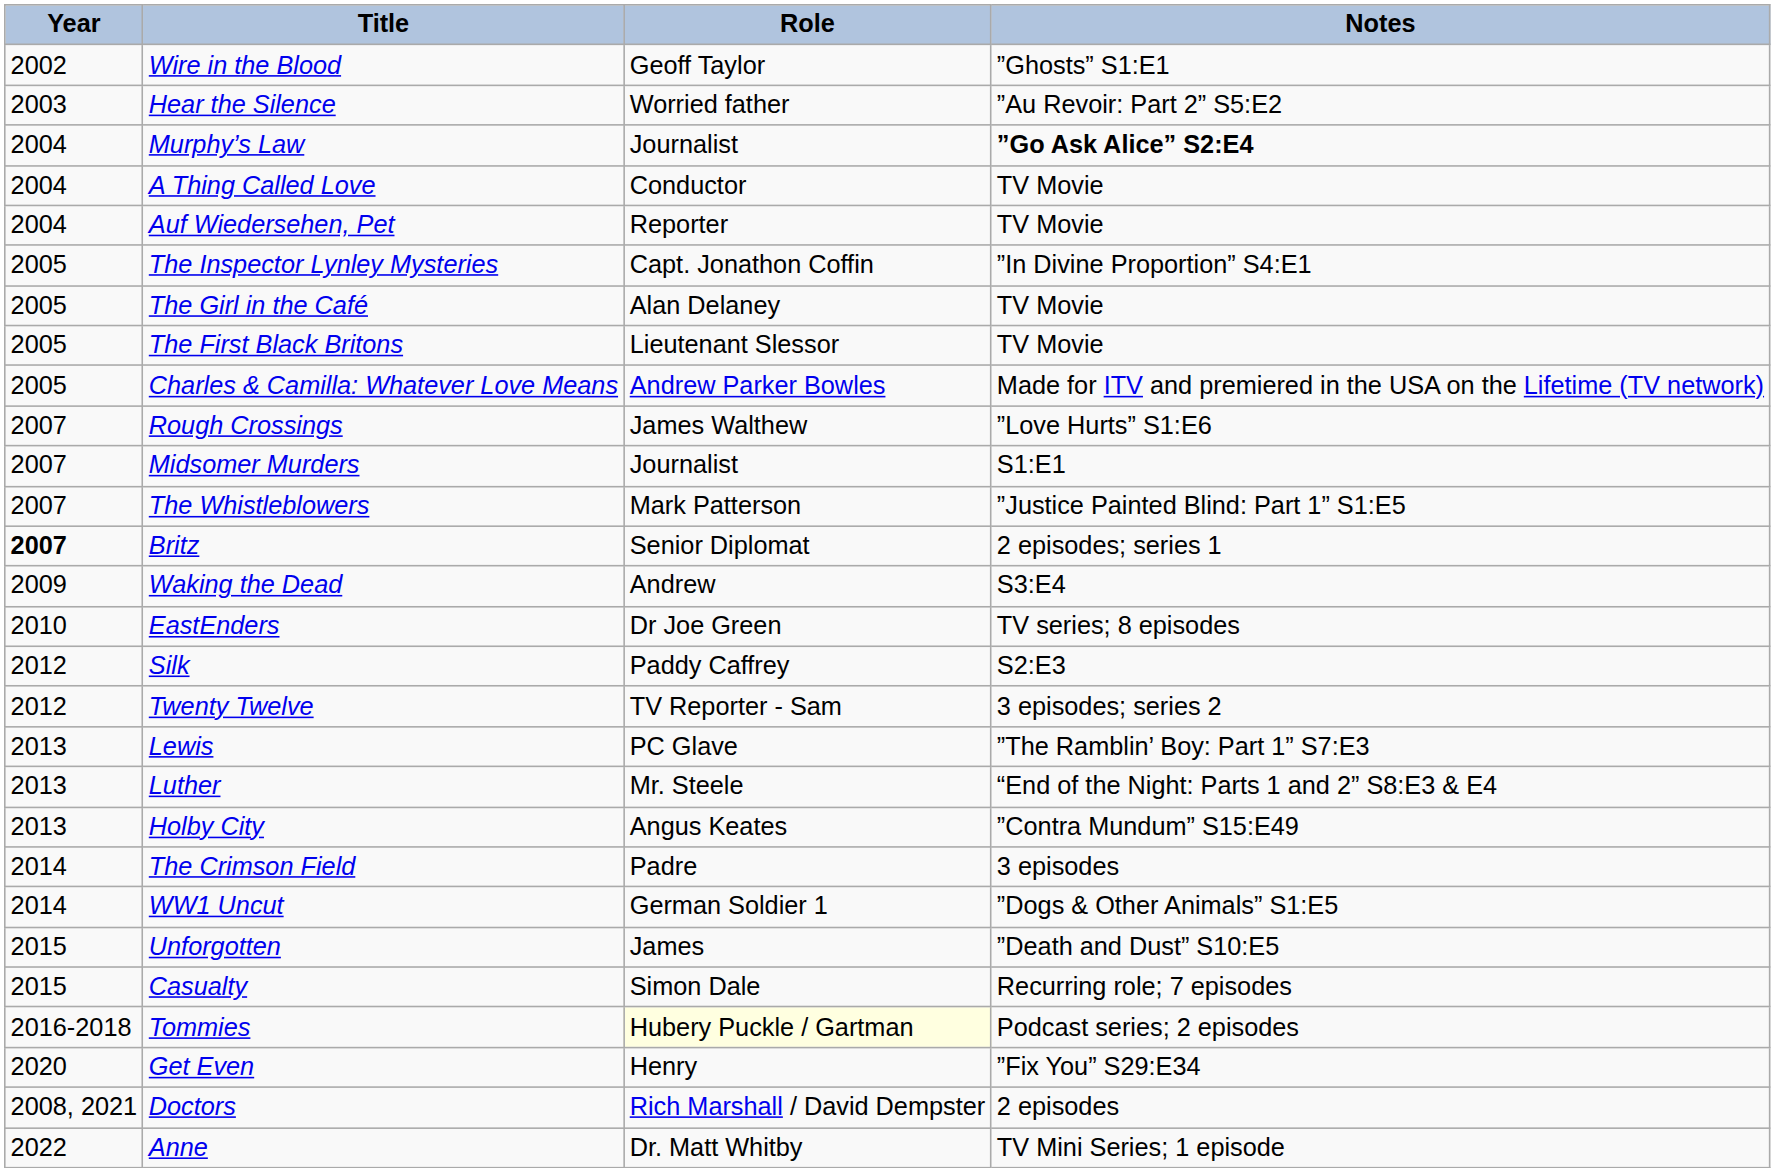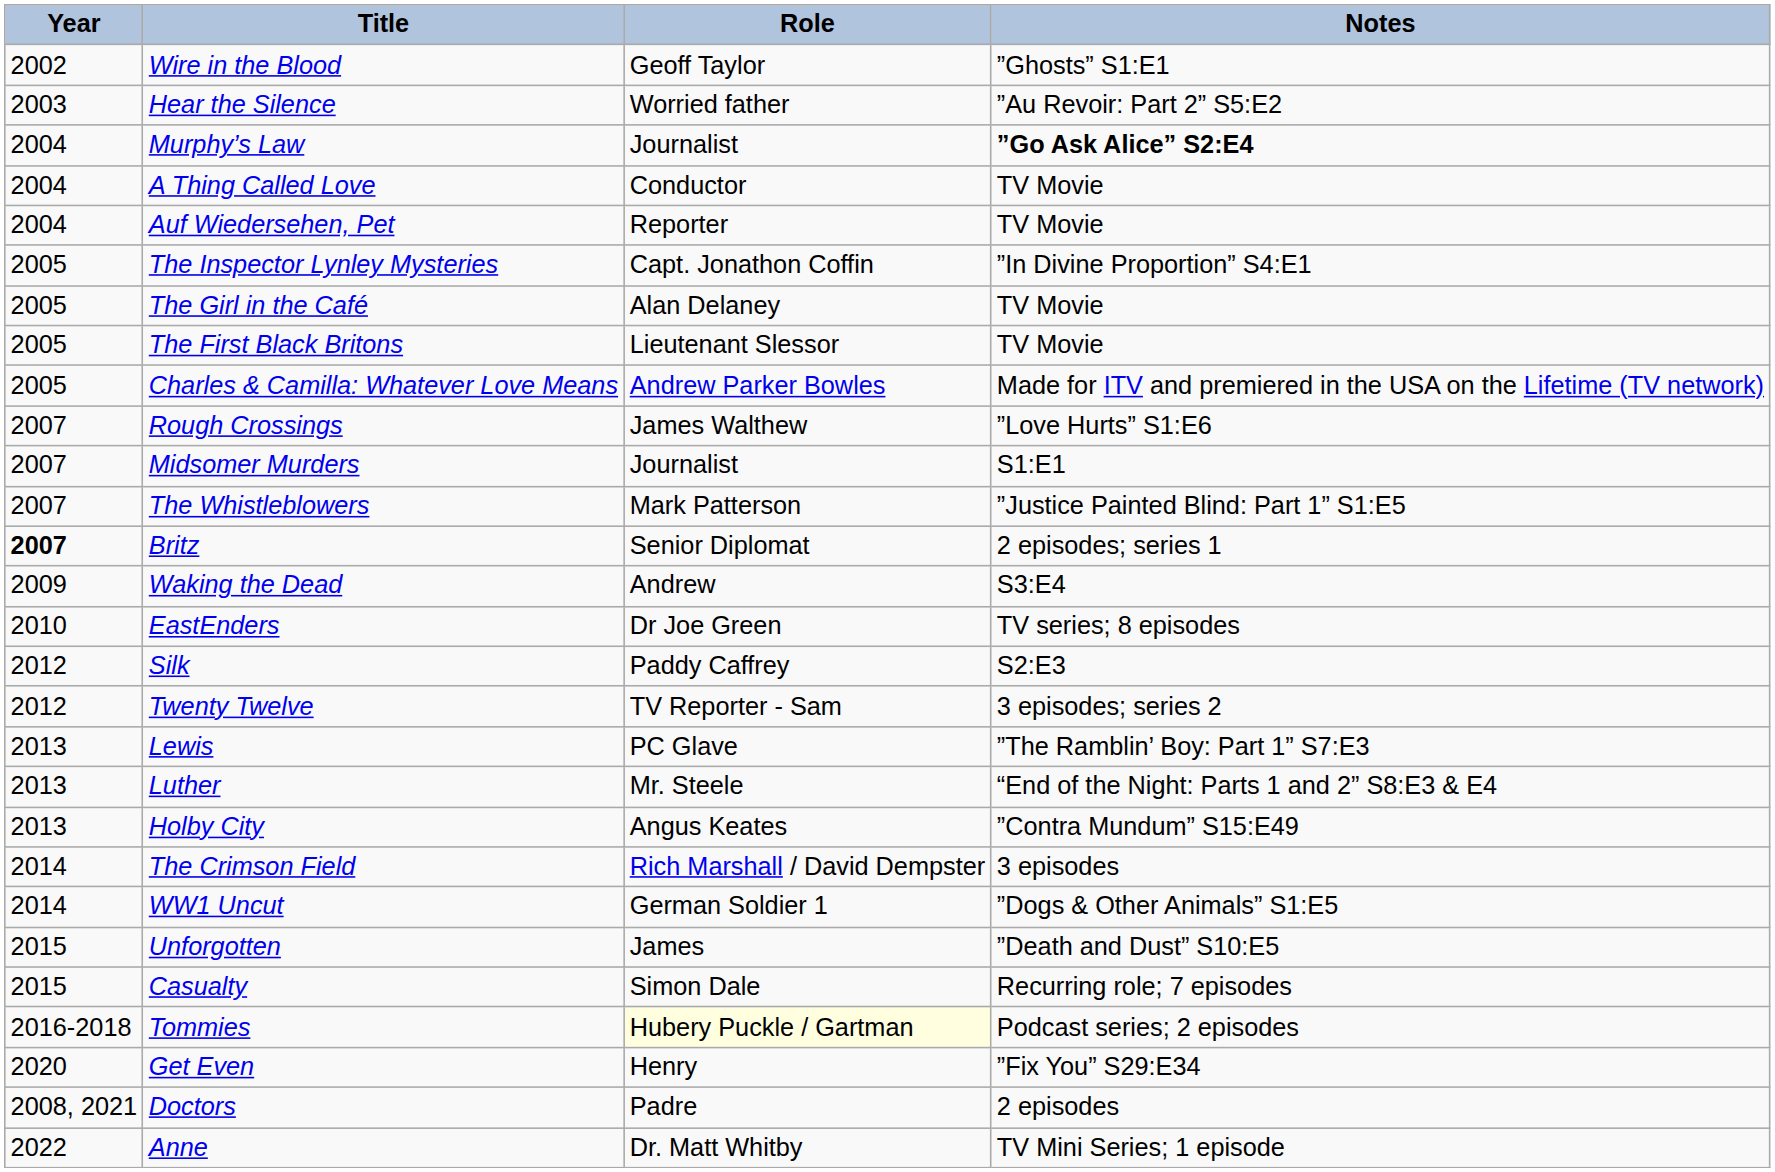(663, 866) Padre -> (807, 866) Rich Marshall / David Dempster
(807, 1107) Rich Marshall / David Dempster -> (663, 1107) Padre
